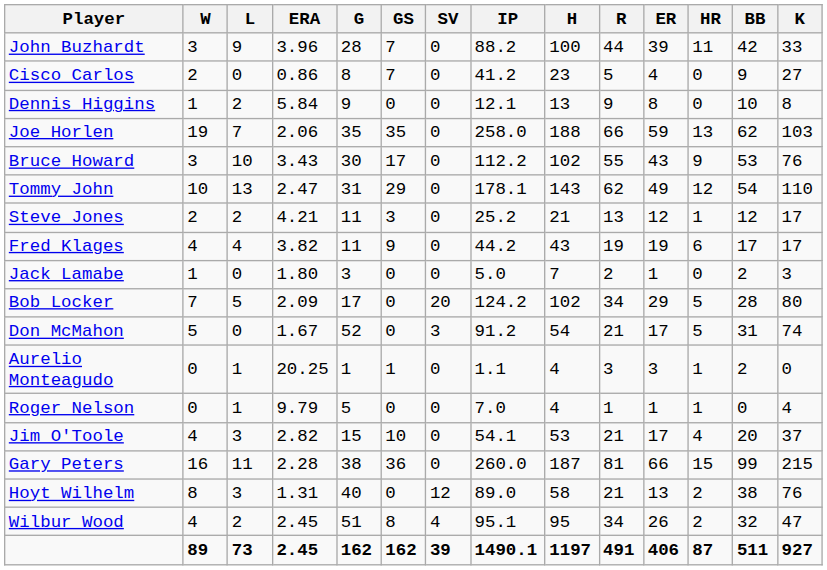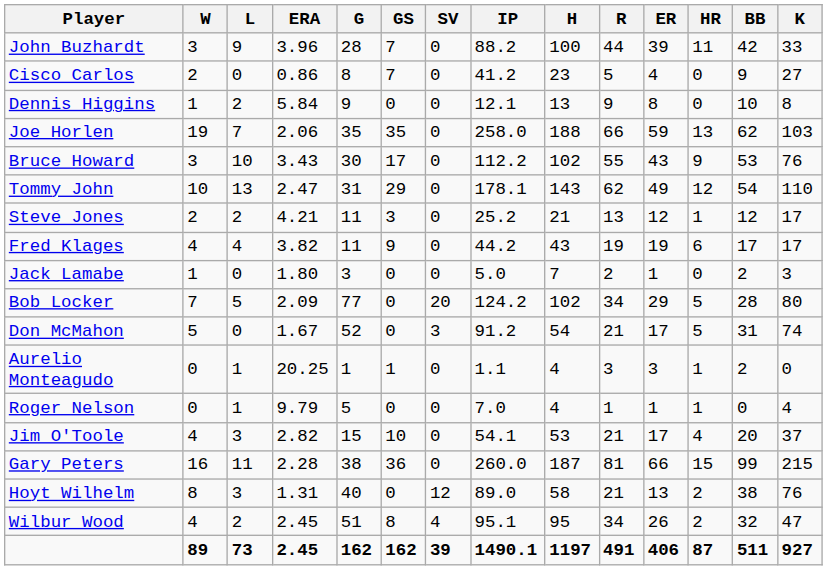(351, 303) 17 -> (351, 303) 77
